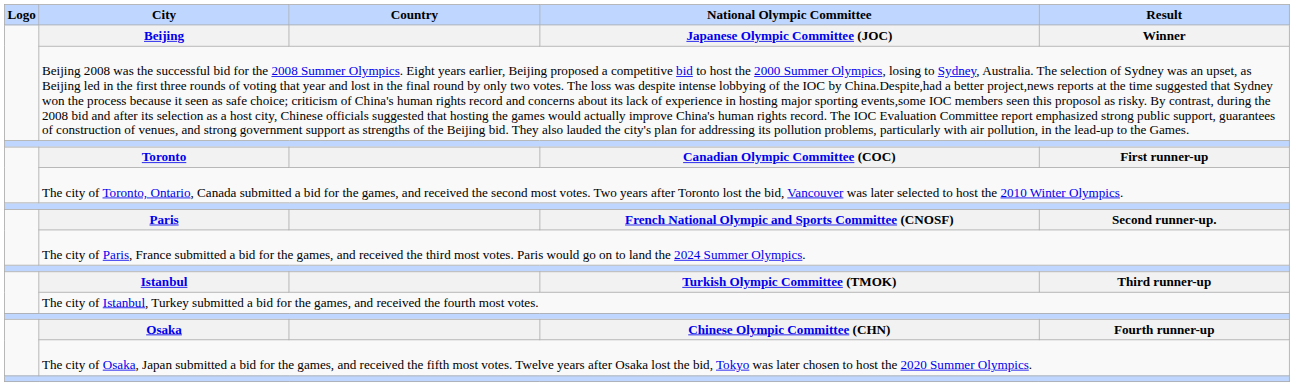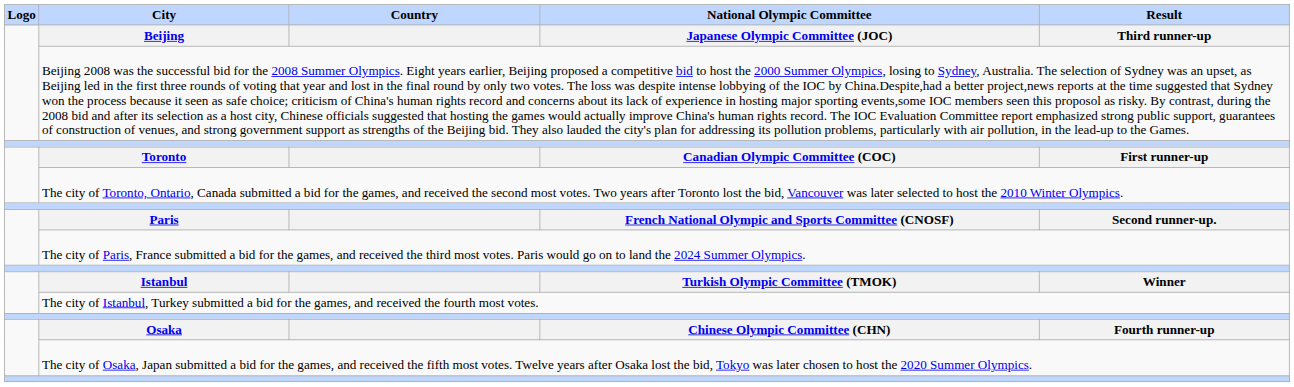(1164, 35) Winner -> (1164, 35) Third runner-up
(1164, 282) Third runner-up -> (1164, 282) Winner
